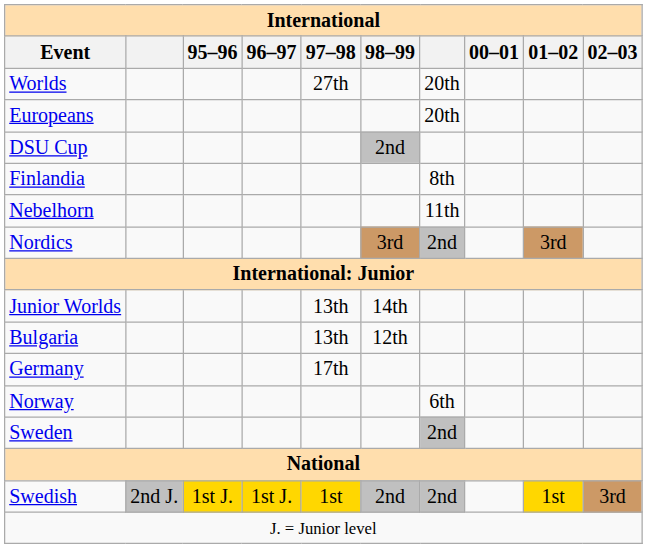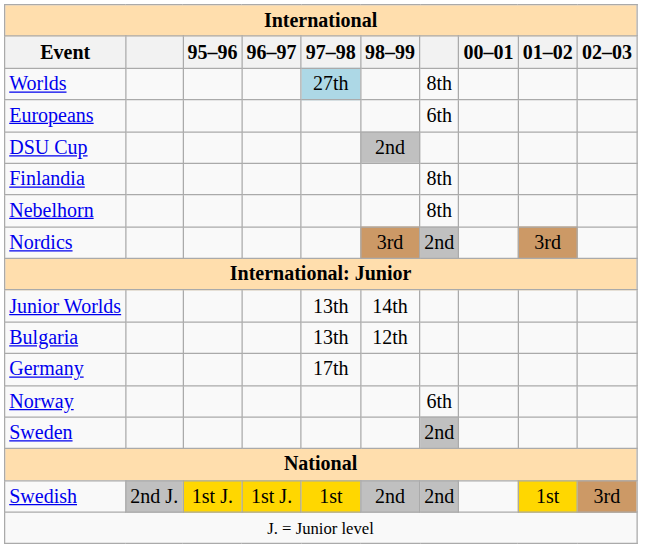(331, 83) no background -> (331, 83) lightblue background
(442, 83) 20th -> (439, 83) 8th
(442, 115) 20th -> (439, 115) 6th
(442, 210) 11th -> (439, 210) 8th
